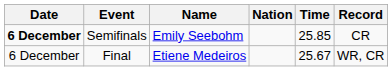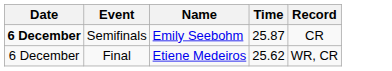- column: (272, 14)
(315, 35) 25.85 -> (268, 35) 25.87
(315, 55) 25.67 -> (268, 55) 25.62
